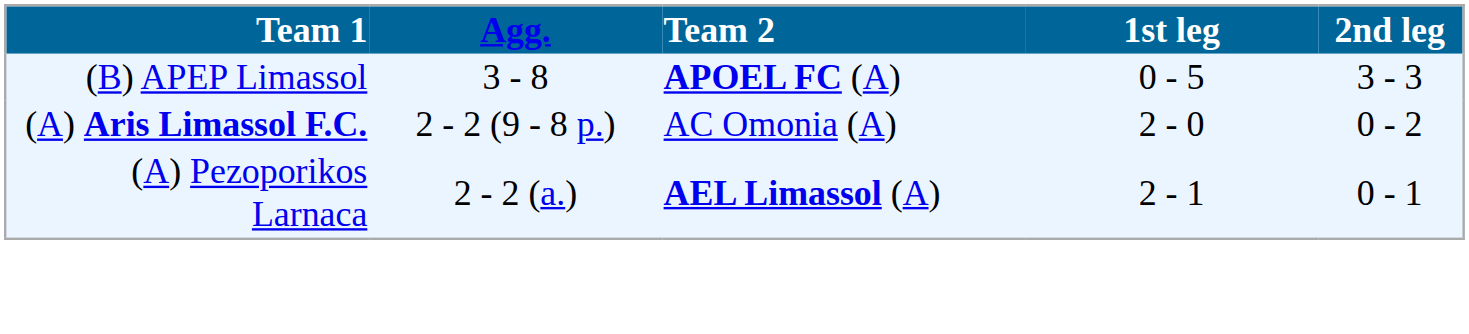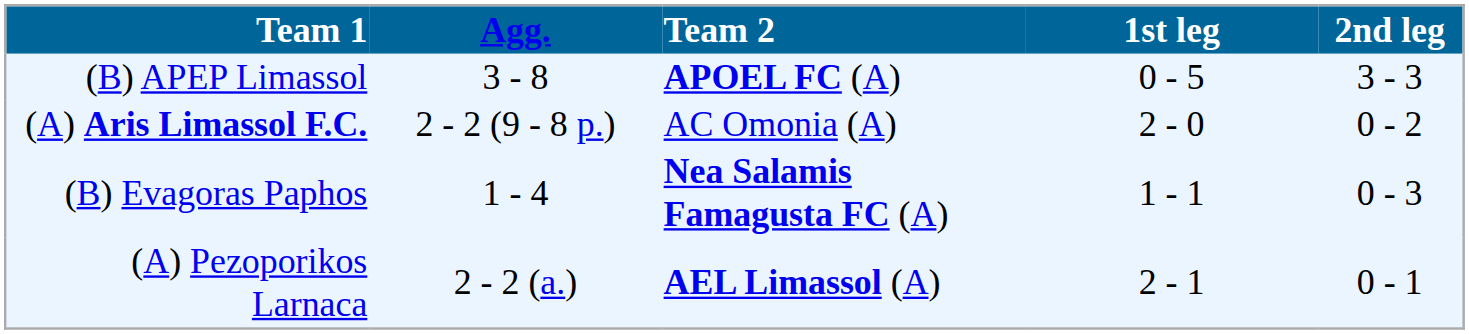+ row: (216, 192)
